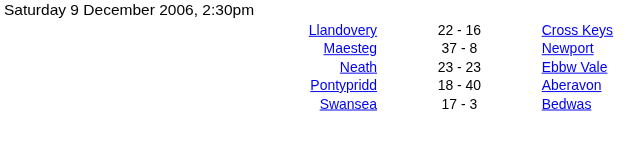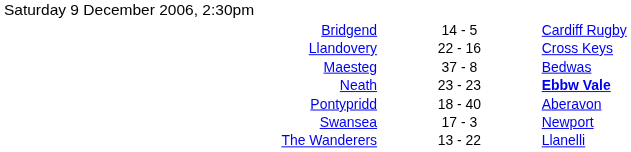+ row: (349, 30)
(568, 48) Newport -> (567, 67) Bedwas
(575, 67) normal -> (576, 85) bold
(567, 104) Bedwas -> (568, 122) Newport
+ row: (329, 141)
